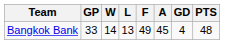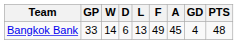+ column: (126, 13)
